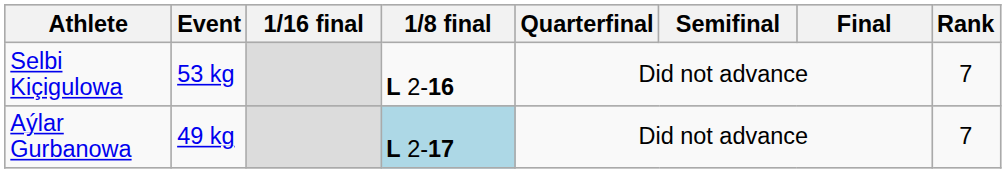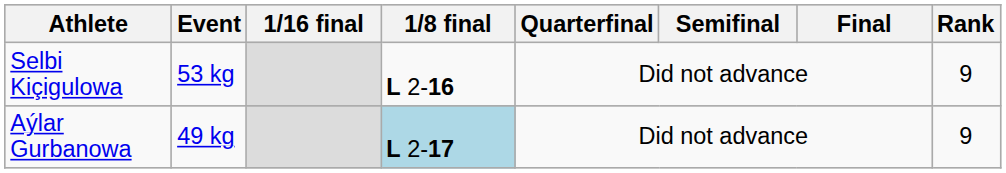(966, 74) 7 -> (966, 74) 9
(966, 137) 7 -> (966, 137) 9
